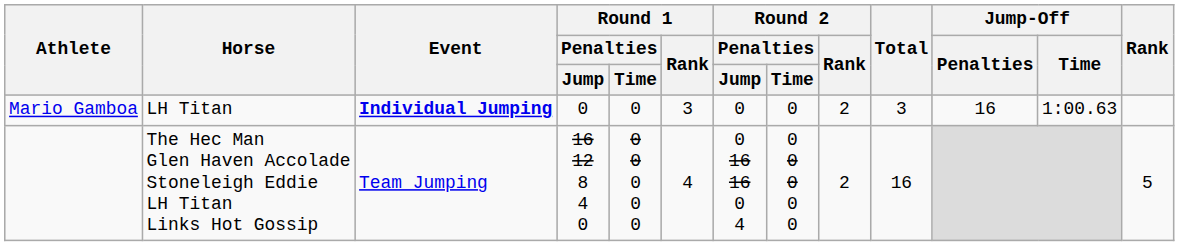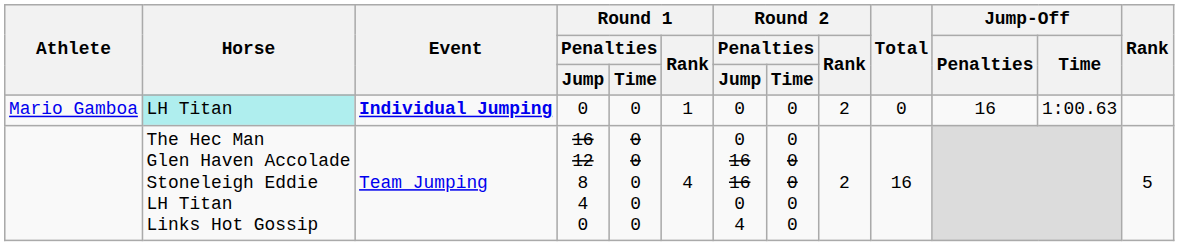(189, 110) no background -> (189, 110) paleturquoise background
(688, 110) 3 -> (688, 110) 1
(901, 110) 3 -> (901, 110) 0
